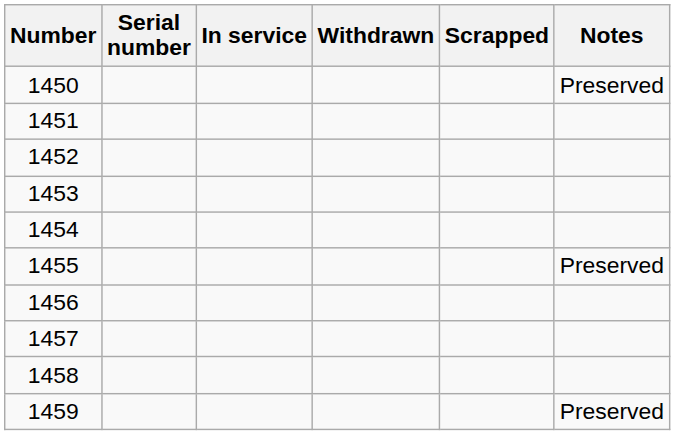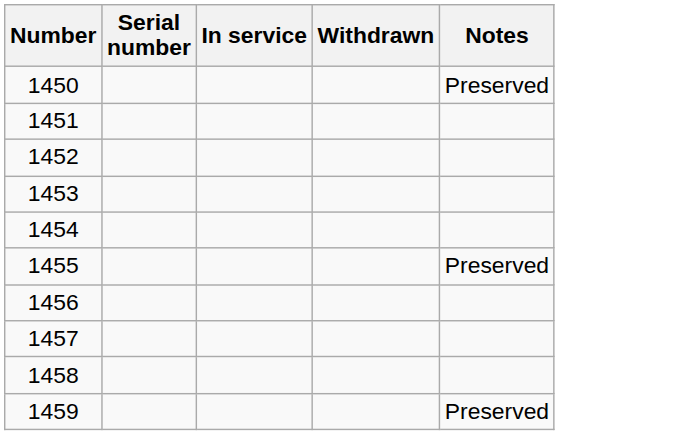- column: (497, 35)
